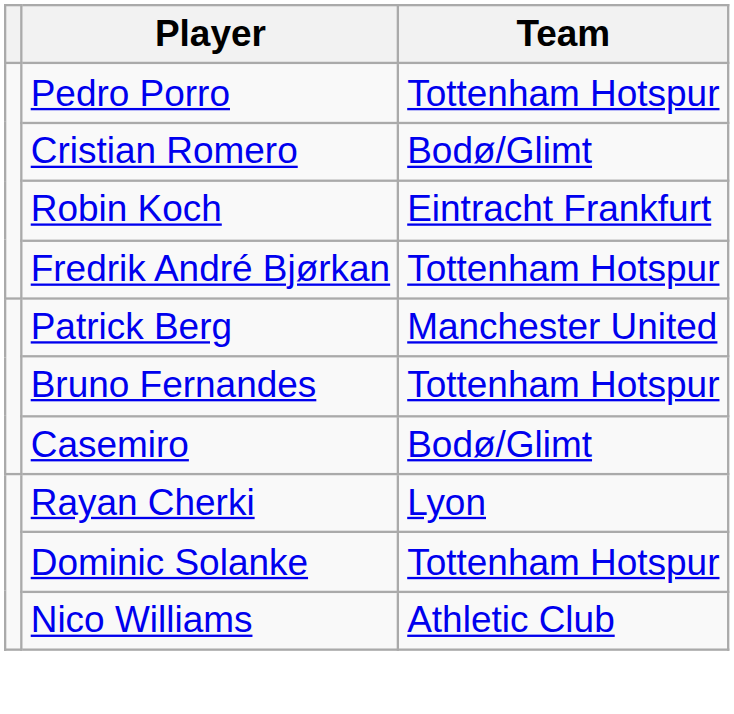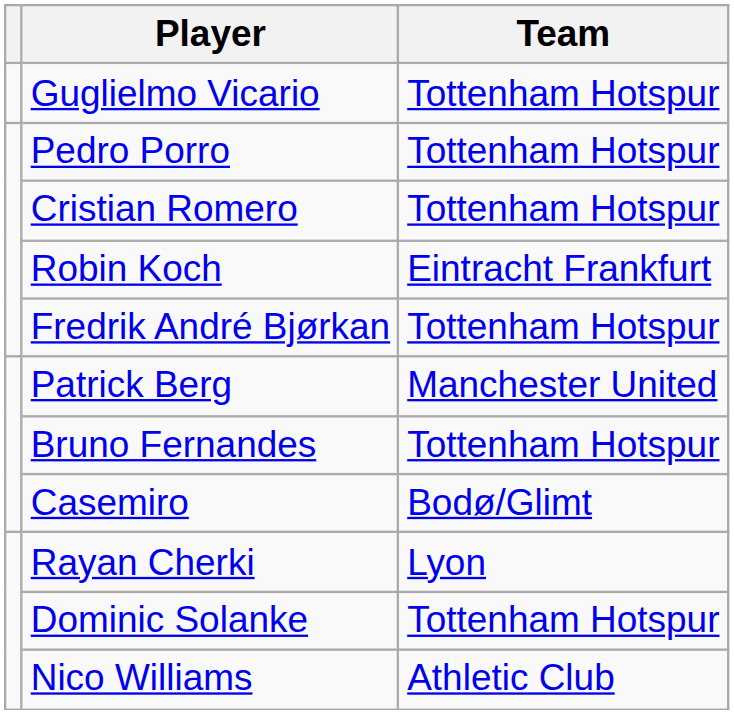+ row: (175, 92)
(500, 151) Bodø/Glimt -> (563, 209) Tottenham Hotspur
